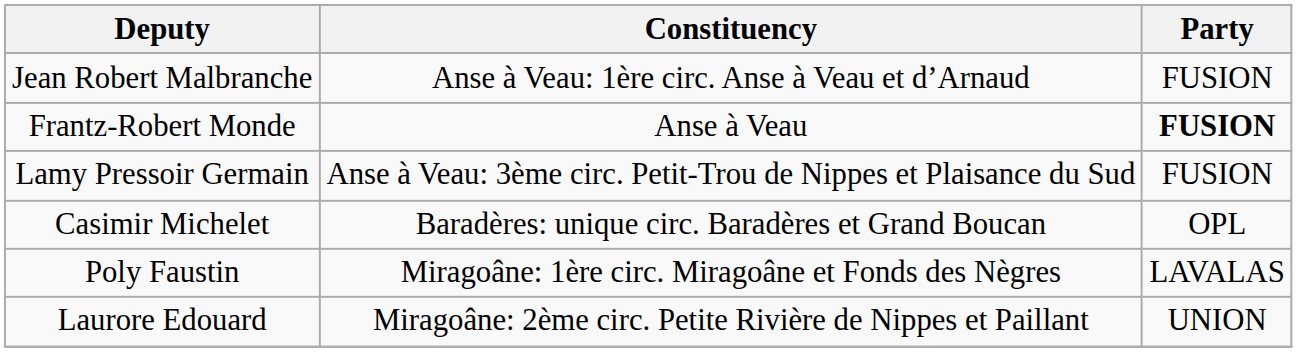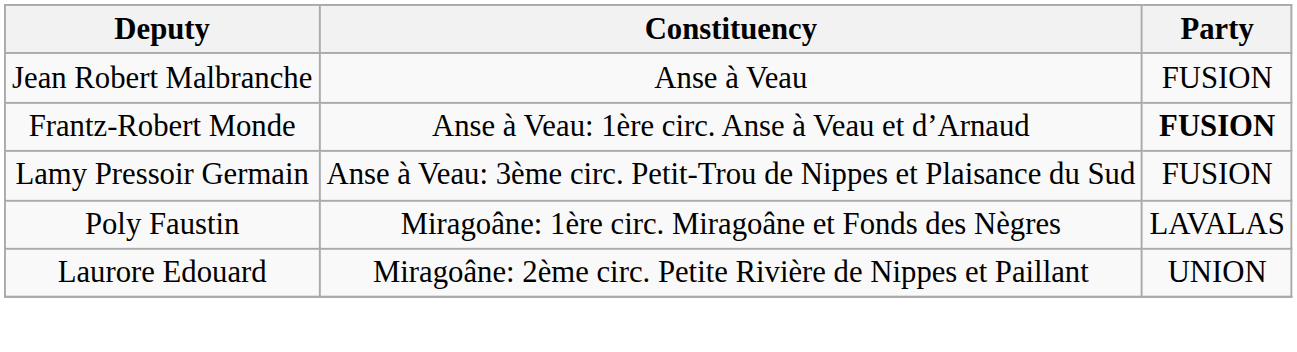(731, 77) Anse à Veau: 1ère circ. Anse à Veau et d’Arnaud -> (731, 77) Anse à Veau
(731, 126) Anse à Veau -> (731, 126) Anse à Veau: 1ère circ. Anse à Veau et d’Arnaud
- row: (162, 223)
